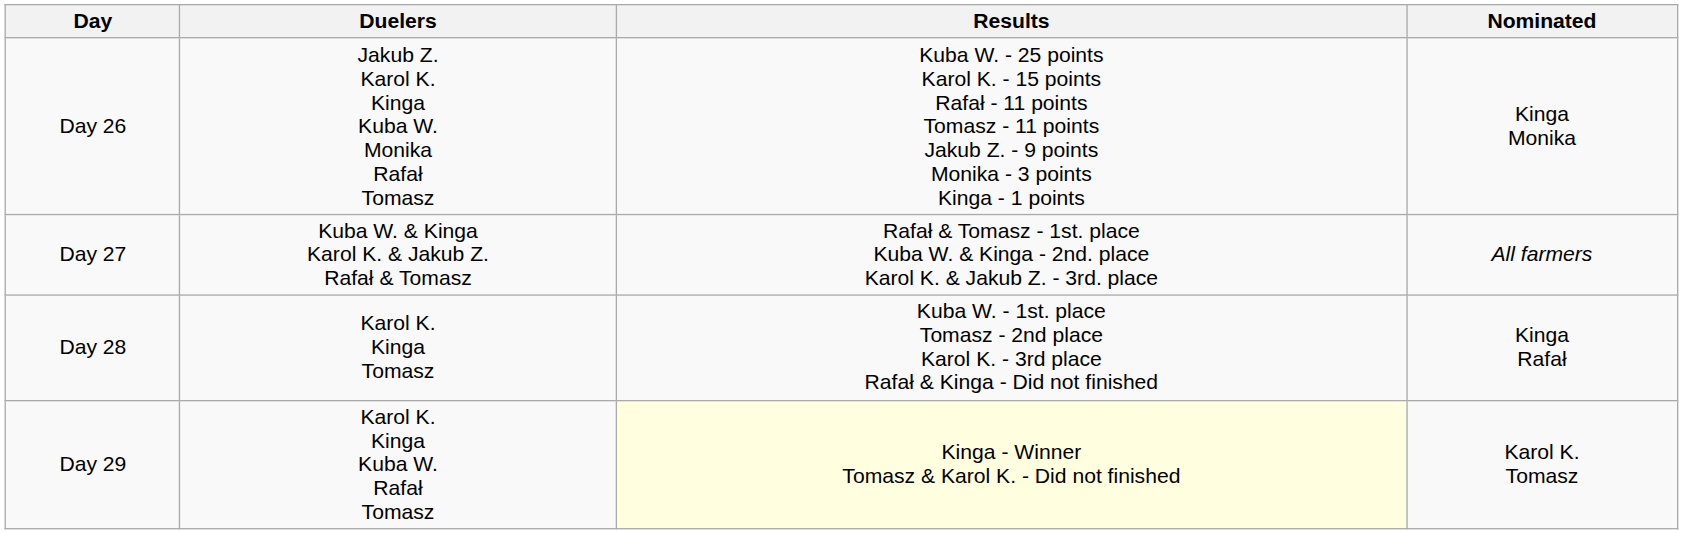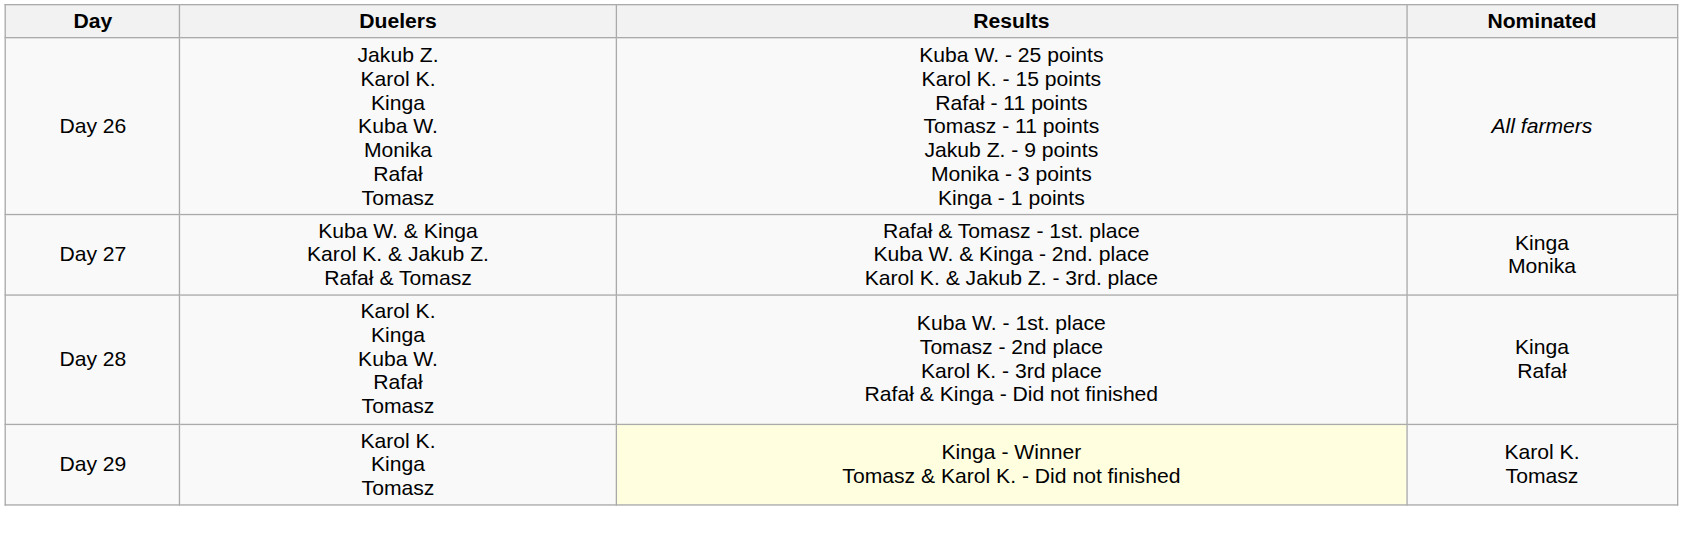(1542, 126) Kinga Monika -> (1542, 126) All farmers
(1542, 254) All farmers -> (1542, 254) Kinga Monika
(398, 347) Karol K. Kinga Tomasz -> (398, 359) Karol K. Kinga Kuba W. Rafał Tomasz
(398, 464) Karol K. Kinga Kuba W. Rafał Tomasz -> (398, 464) Karol K. Kinga Tomasz
